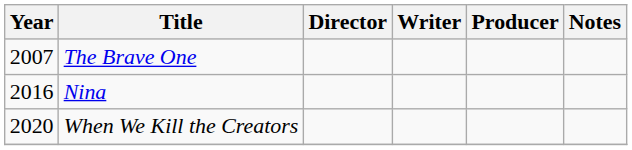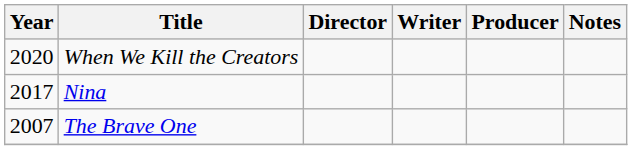rows swapped: (130, 56) <-> (181, 126)
(32, 91) 2016 -> (32, 91) 2017
